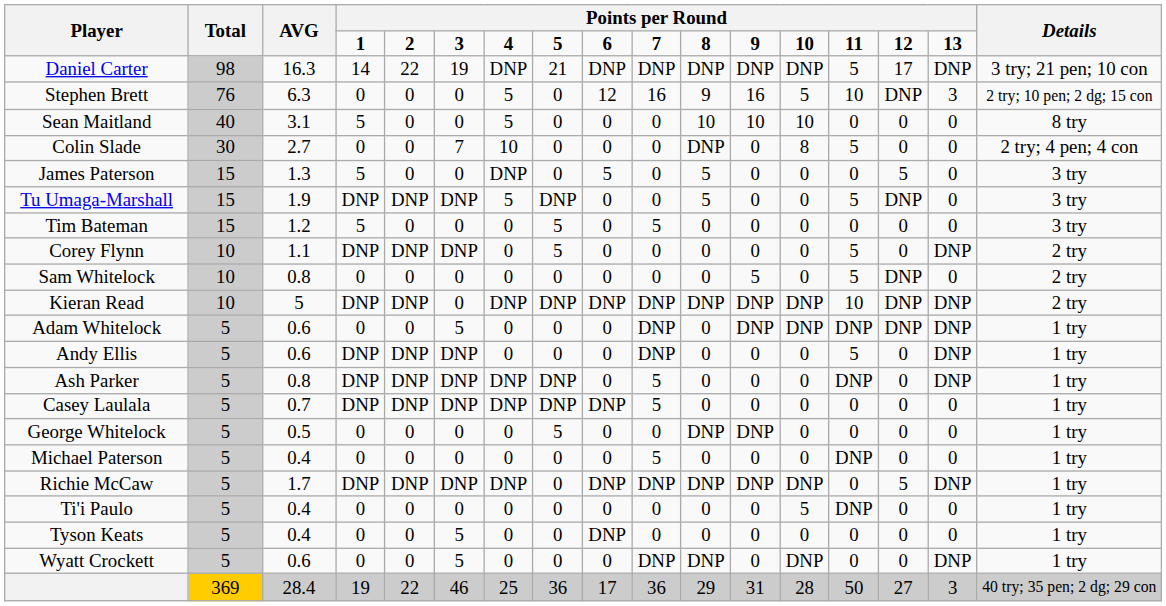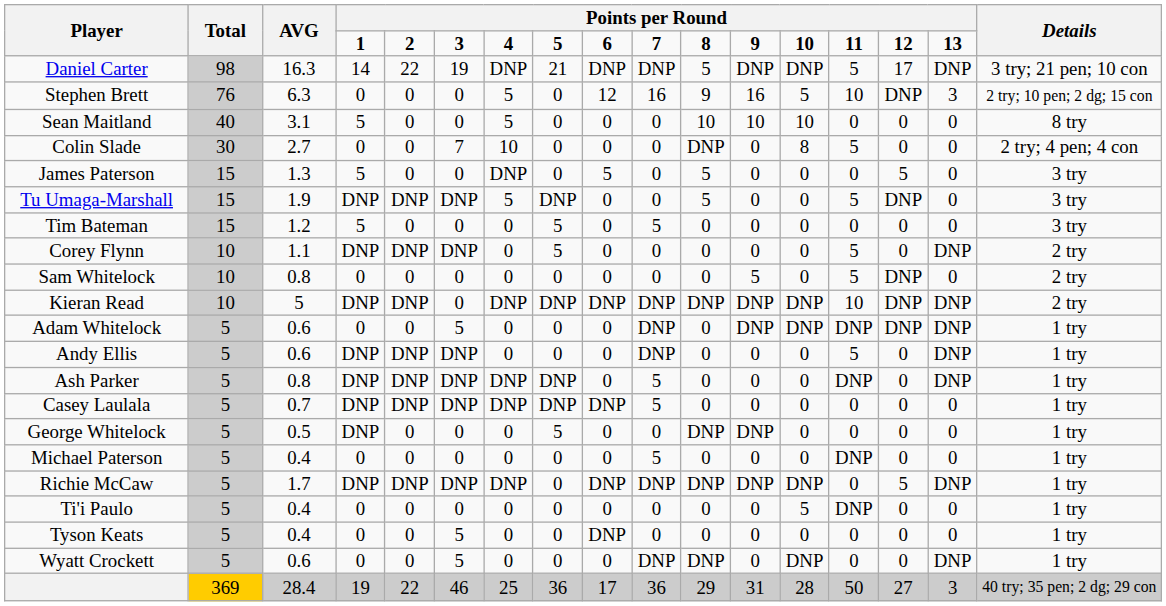(706, 69) DNP -> (706, 69) 5
(360, 432) 0 -> (360, 432) DNP
